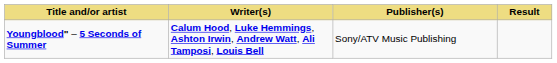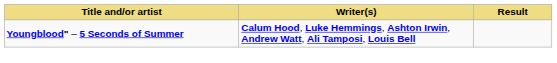- column: (415, 12)
